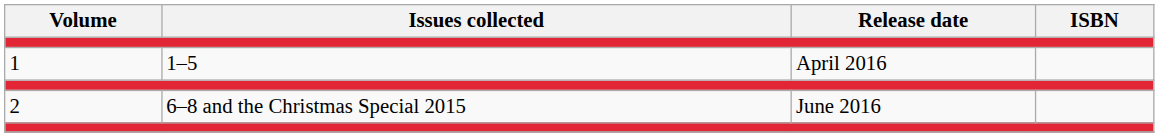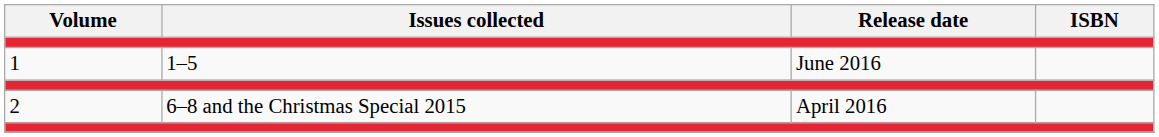(841, 63) April 2016 -> (838, 63) June 2016
(838, 106) June 2016 -> (841, 106) April 2016
